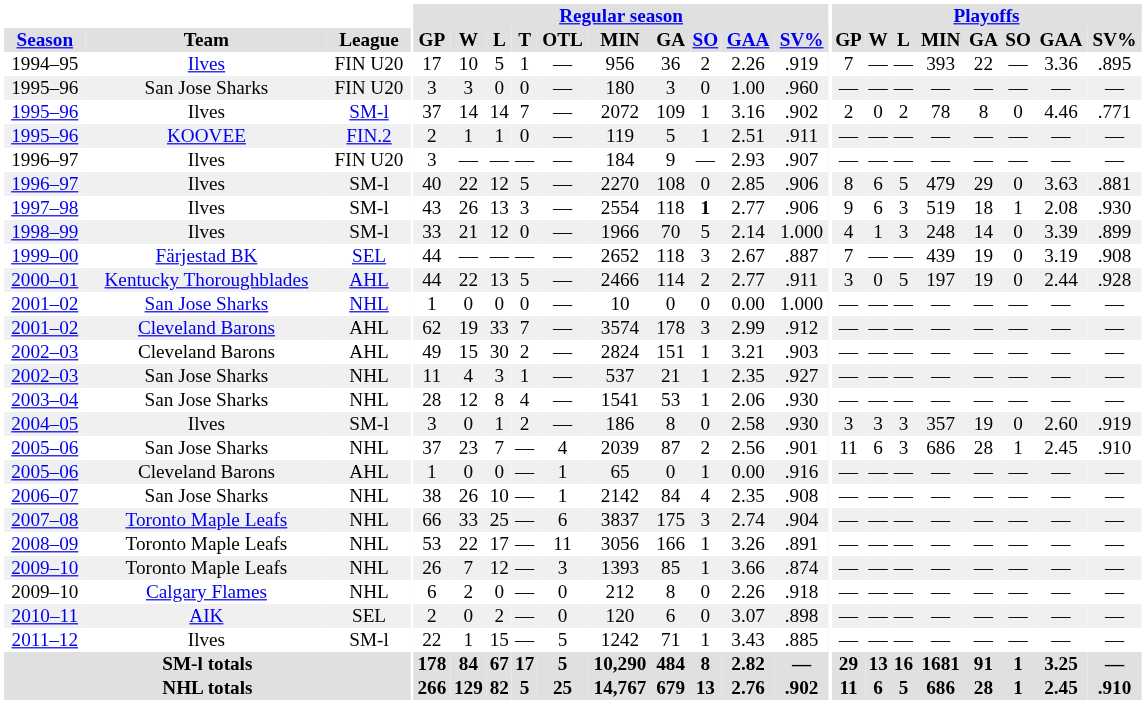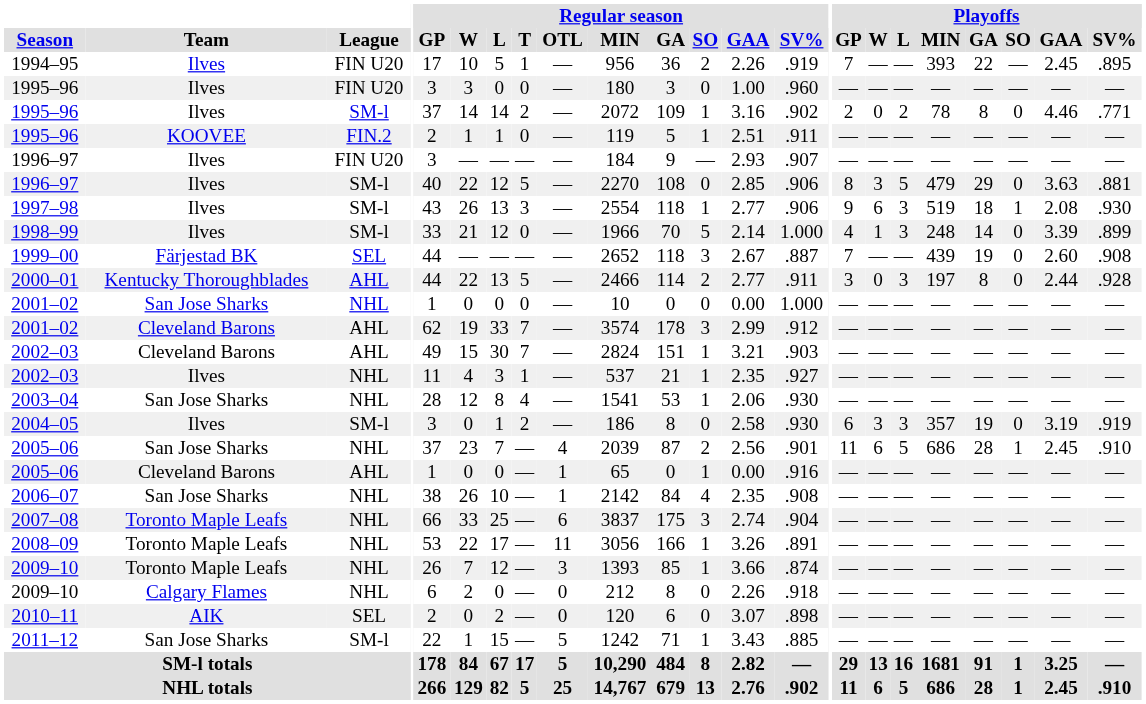(1061, 63) 3.36 -> (1061, 63) 2.45
(206, 87) San Jose Sharks -> (206, 87) Ilves
(525, 111) 7 -> (525, 111) 2
(878, 183) 6 -> (878, 183) 3
(705, 207) bold -> (705, 207) normal
(1061, 255) 3.19 -> (1061, 255) 2.60
(903, 279) 5 -> (903, 279) 3
(983, 279) 19 -> (983, 279) 8
(525, 351) 2 -> (525, 351) 7
(206, 375) San Jose Sharks -> (206, 375) Ilves
(848, 423) 3 -> (848, 423) 6
(1061, 423) 2.60 -> (1061, 423) 3.19
(903, 447) 3 -> (903, 447) 5
(206, 639) Ilves -> (206, 639) San Jose Sharks
